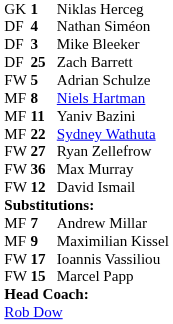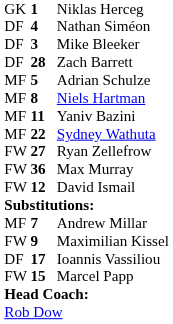(38, 62) 25 -> (38, 62) 28
(16, 80) FW -> (15, 80) MF
(15, 240) MF -> (16, 240) FW
(16, 258) FW -> (14, 258) DF
